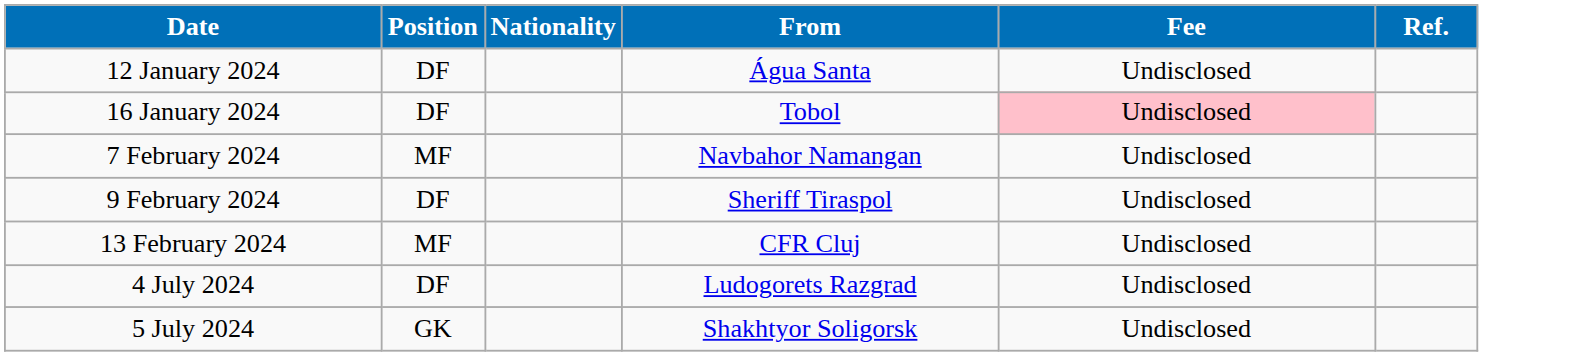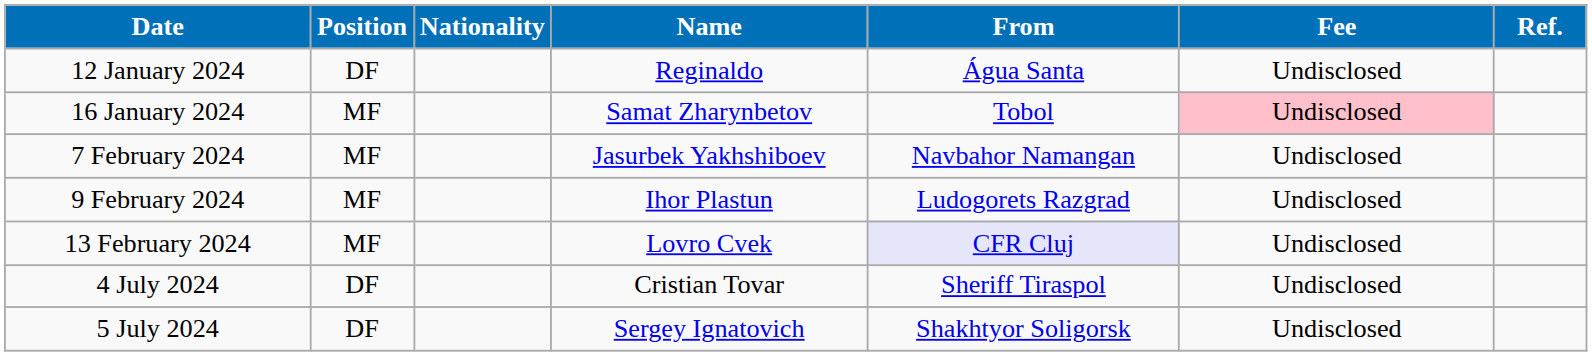+ column: (709, 26)
(433, 112) DF -> (362, 112) MF
(433, 199) DF -> (362, 199) MF
(810, 199) Sheriff Tiraspol -> (1023, 199) Ludogorets Razgrad
(810, 242) no background -> (1023, 242) lavender background
(810, 285) Ludogorets Razgrad -> (1023, 285) Sheriff Tiraspol
(433, 329) GK -> (362, 329) DF
